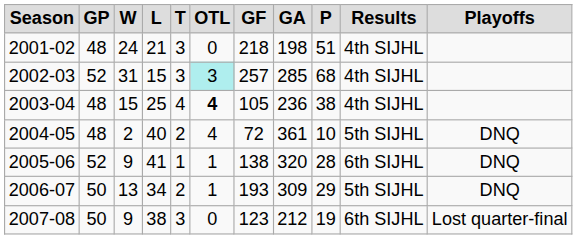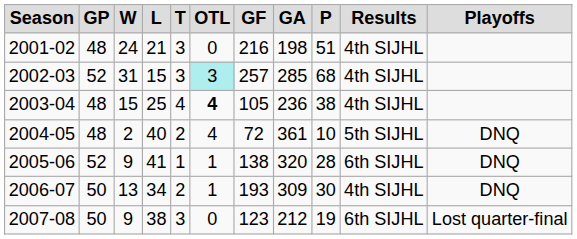(254, 47) 218 -> (254, 47) 216
(326, 190) 29 -> (326, 190) 30
(384, 190) 5th SIJHL -> (384, 190) 4th SIJHL
